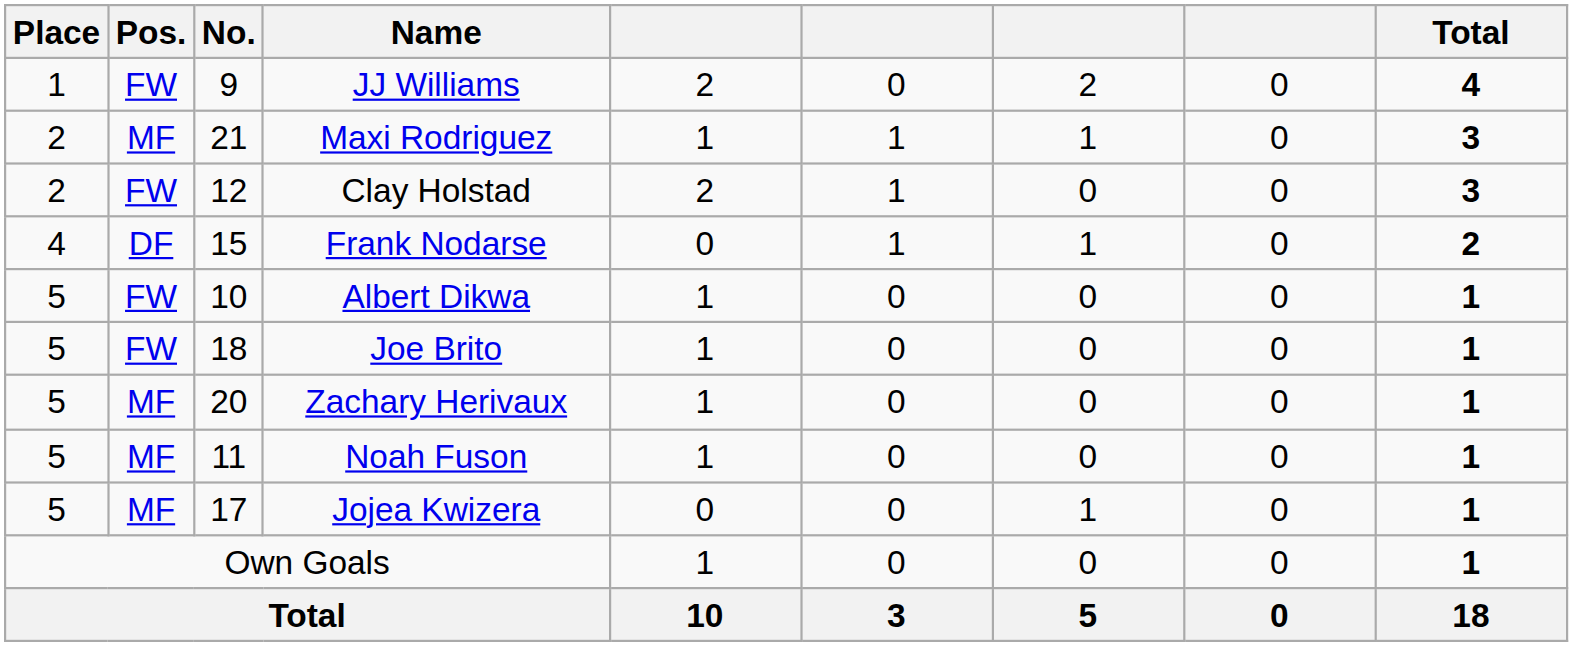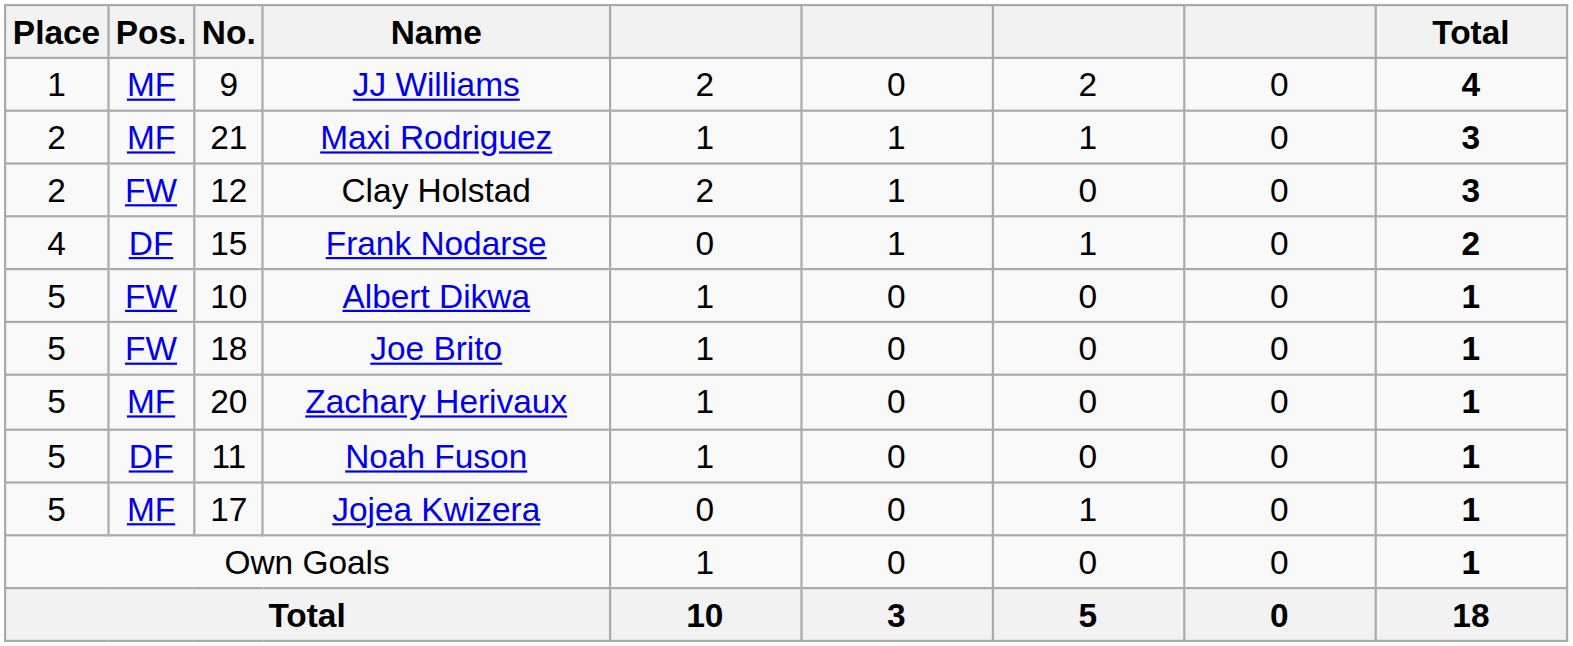(151, 85) FW -> (151, 85) MF
(151, 455) MF -> (151, 455) DF
